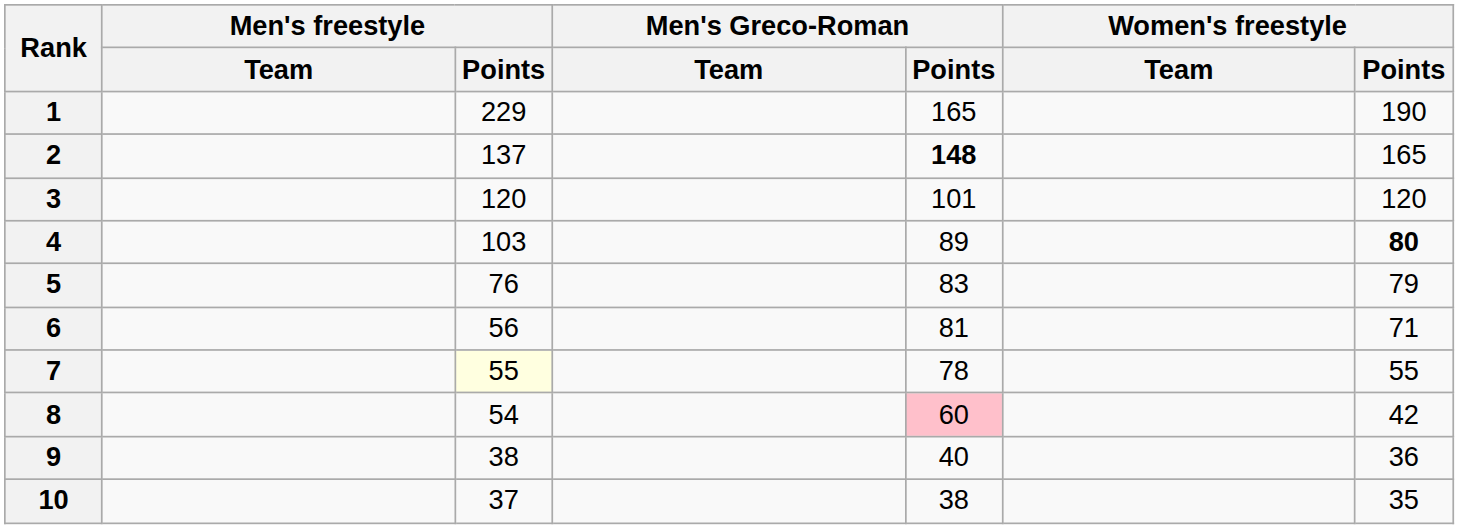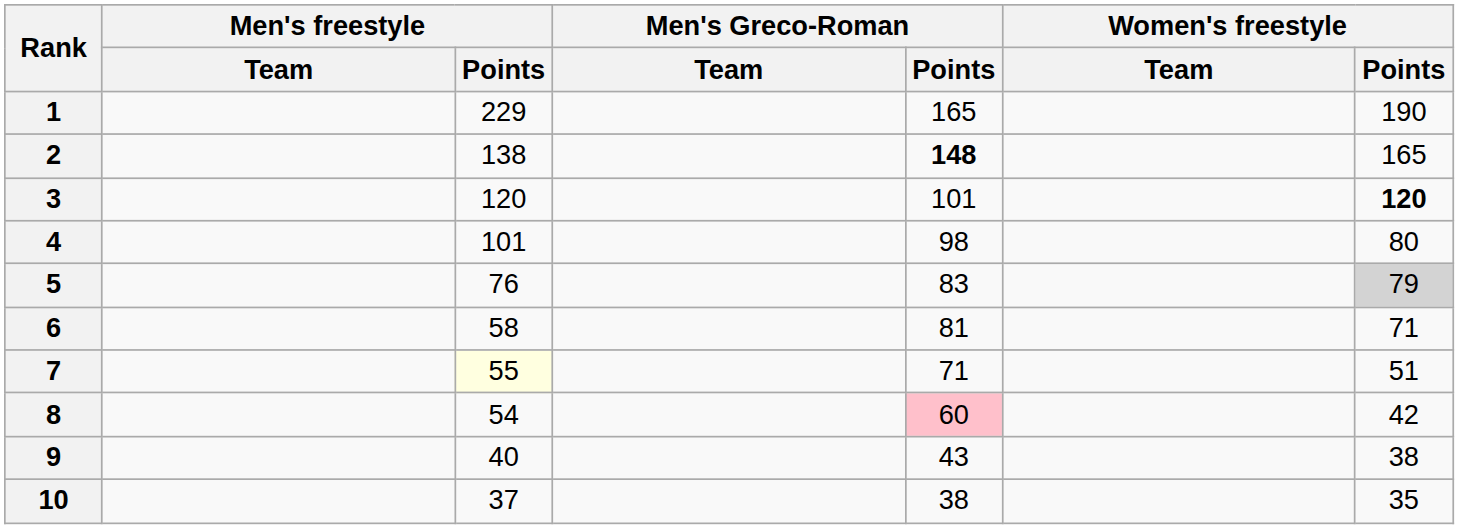(504, 155) 137 -> (504, 155) 138
(1404, 198) normal -> (1404, 198) bold
(504, 241) 103 -> (504, 241) 101
(954, 241) 89 -> (954, 241) 98
(1404, 241) bold -> (1404, 241) normal
(1404, 284) no background -> (1404, 284) lightgrey background
(504, 328) 56 -> (504, 328) 58
(954, 371) 78 -> (954, 371) 71
(1404, 371) 55 -> (1404, 371) 51
(504, 457) 38 -> (504, 457) 40
(954, 457) 40 -> (954, 457) 43
(1404, 457) 36 -> (1404, 457) 38
